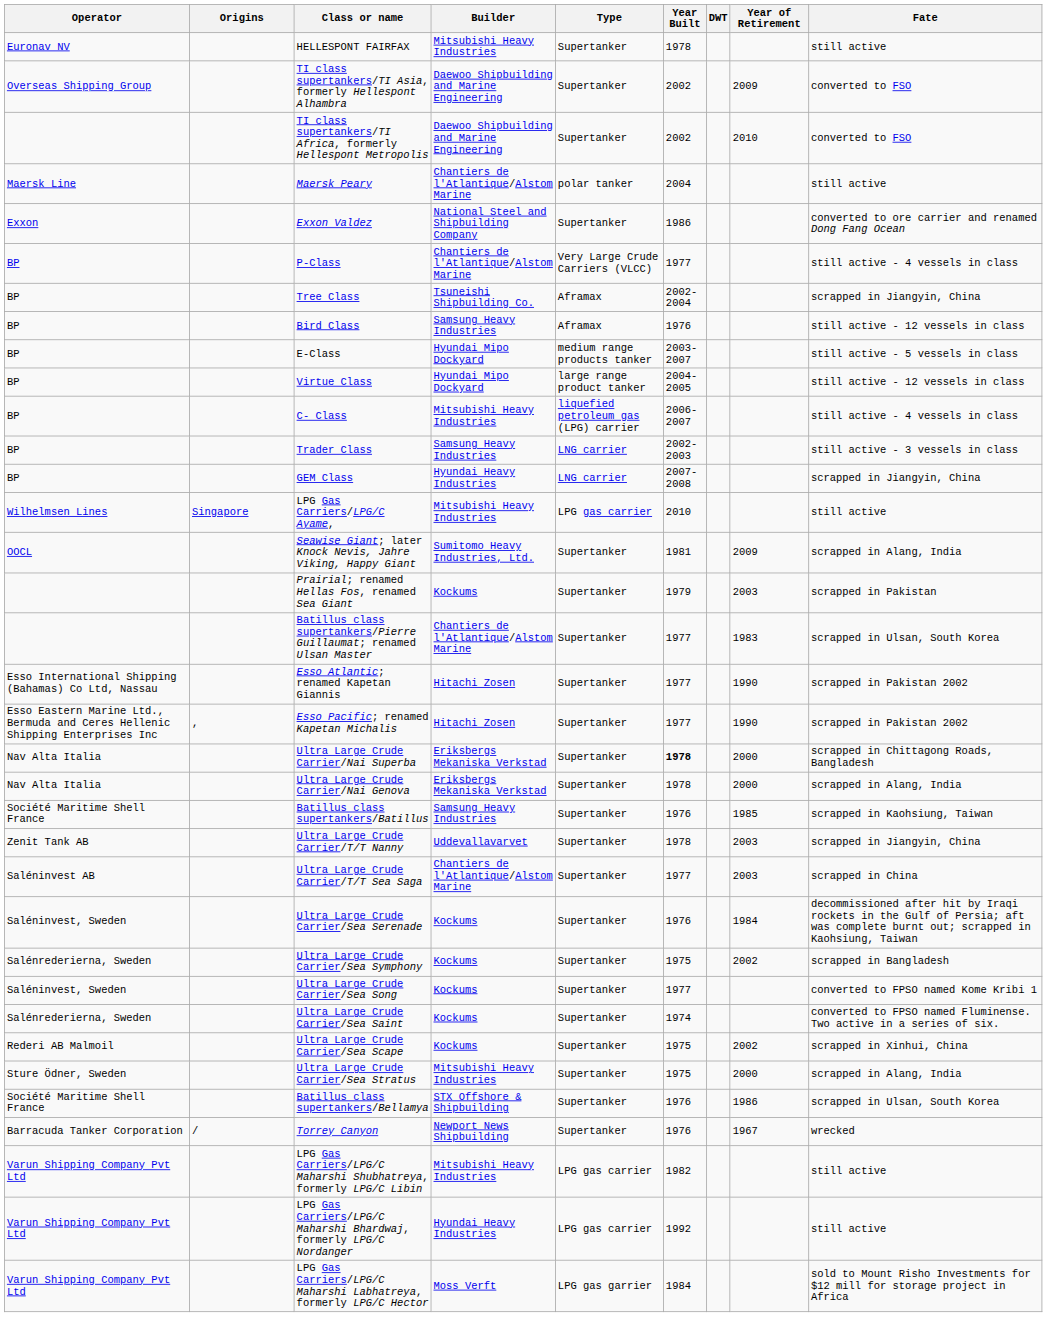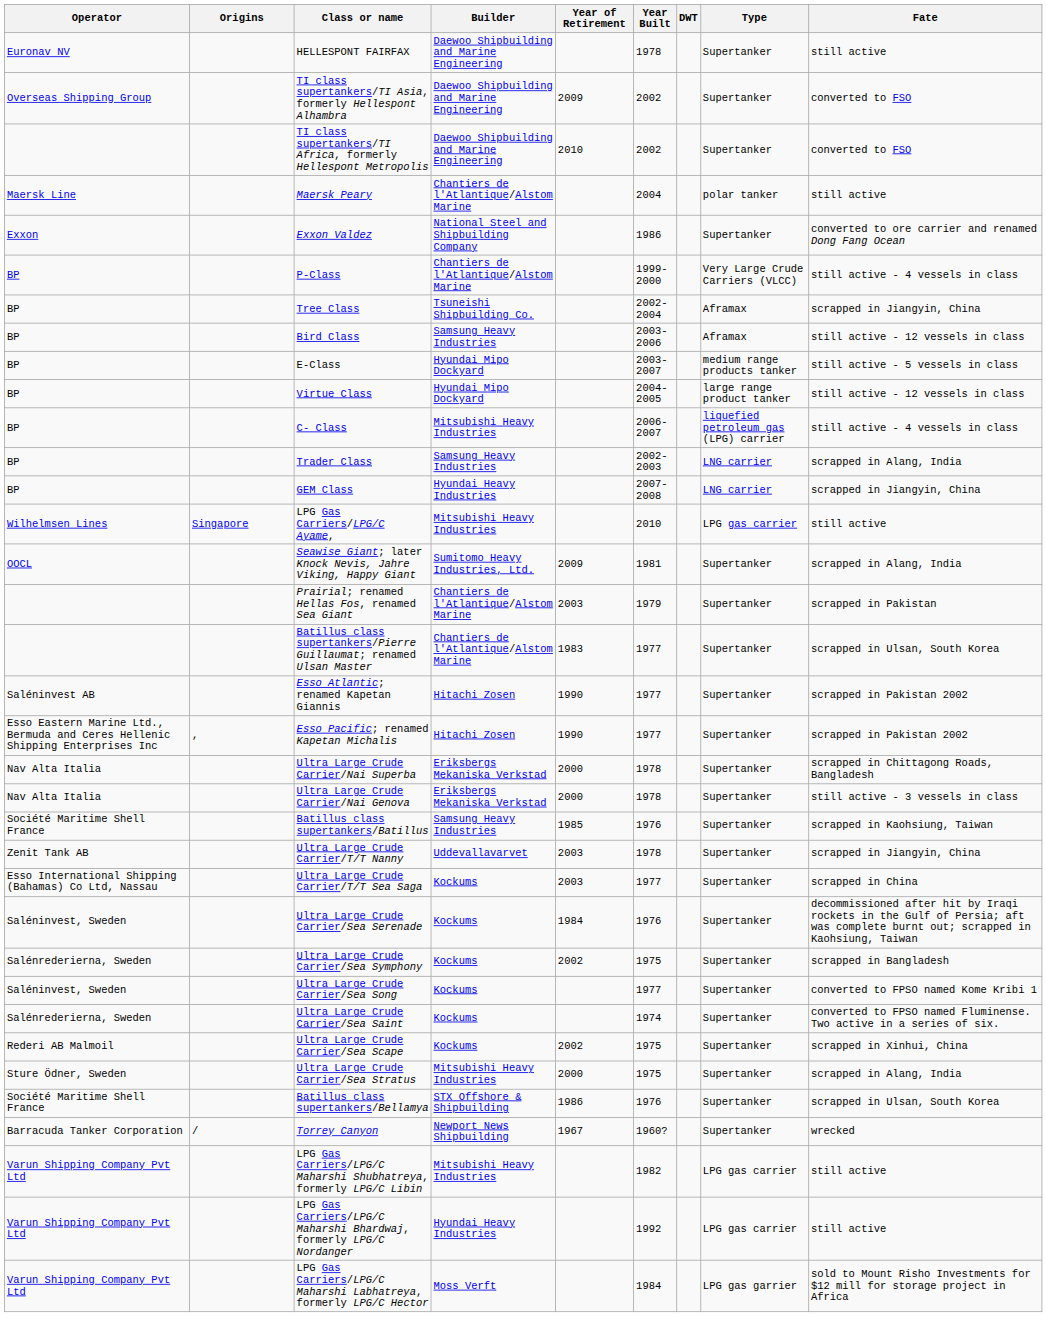columns swapped: (609, 18) <-> (769, 18)
(484, 46) Mitsubishi Heavy Industries -> (493, 52) Daewoo Shipbuilding and Marine Engineering
(678, 263) 1977 -> (652, 275) 1999-2000
(678, 325) 1976 -> (652, 337) 2003-2006
(915, 450) still active - 3 vessels in class -> (886, 462) scrapped in Alang, India
(455, 592) Kockums -> (493, 604) Chantiers de l'Atlantique/Alstom Marine
(92, 683) Esso International Shipping (Bahamas) Co Ltd, Nassau -> (51, 695) Saléninvest AB
(678, 757) bold -> (649, 769) normal
(886, 786) scrapped in Alang, India -> (915, 797) still active - 3 vessels in class
(51, 876) Saléninvest AB -> (92, 882) Esso International Shipping (Bahamas) Co Ltd, Nassau
(493, 876) Chantiers de l'Atlantique/Alstom Marine -> (455, 882) Kockums
(678, 1131) 1976 -> (652, 1131) 1960?
